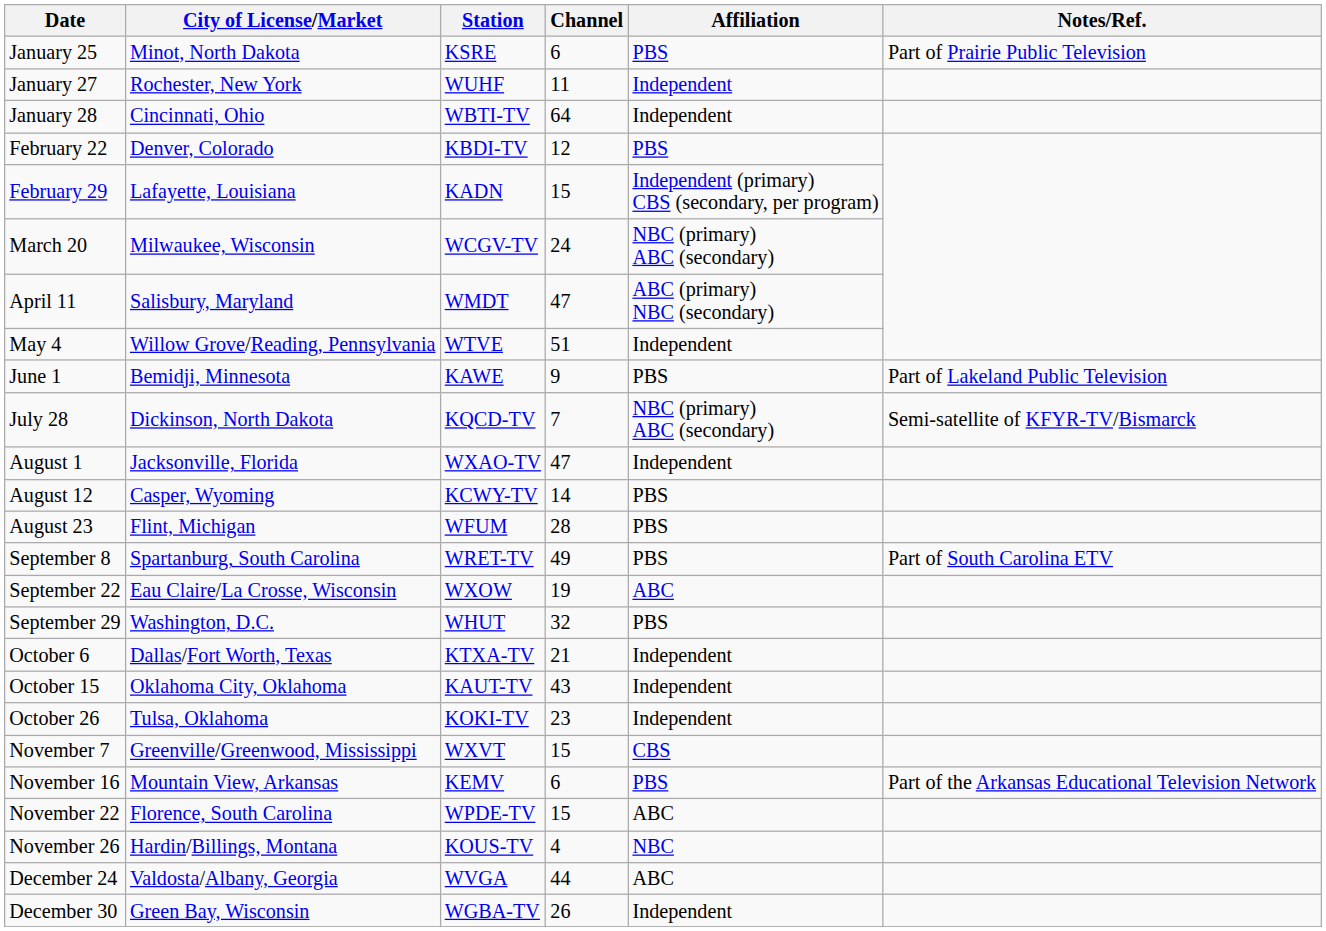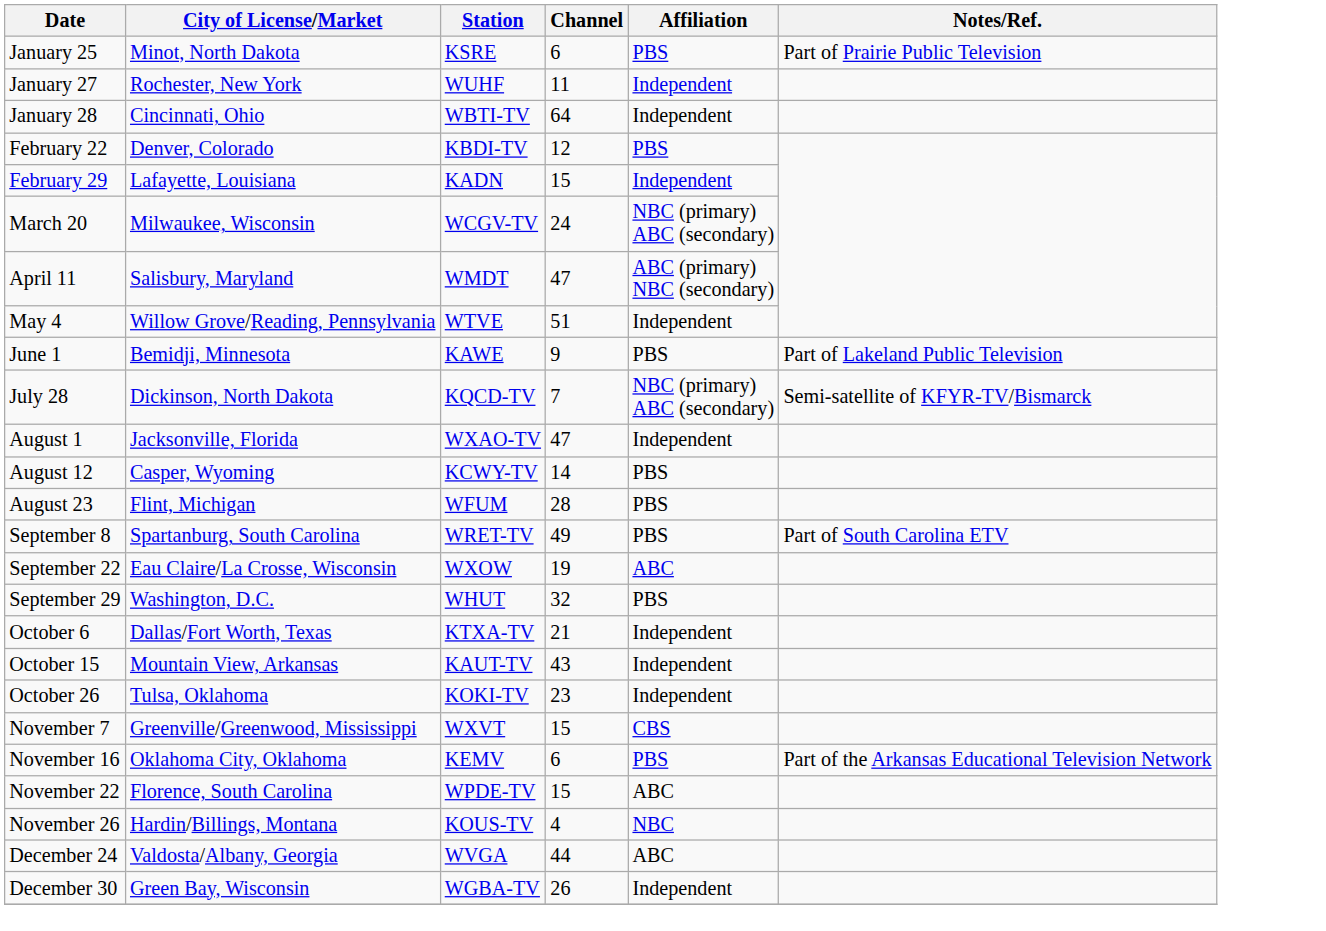(756, 191) Independent (primary) CBS (secondary, per program) -> (682, 180) Independent
(238, 686) Oklahoma City, Oklahoma -> (234, 664) Mountain View, Arkansas
(234, 782) Mountain View, Arkansas -> (238, 759) Oklahoma City, Oklahoma
